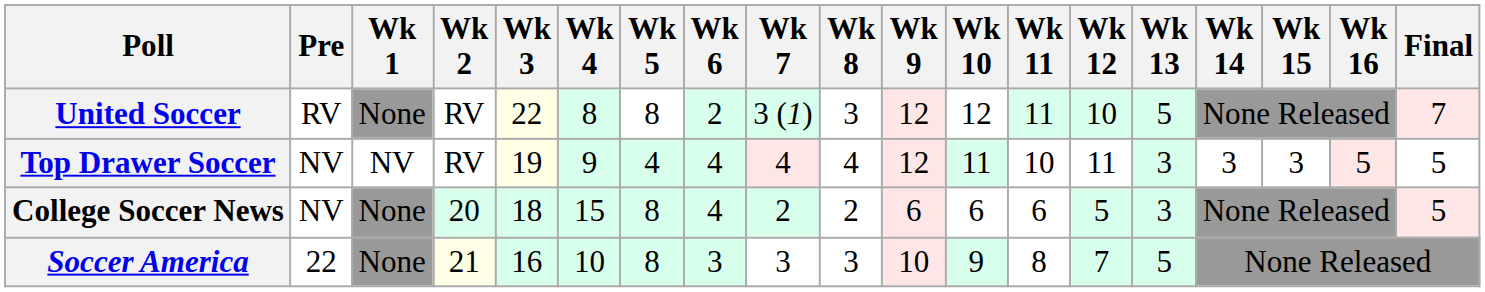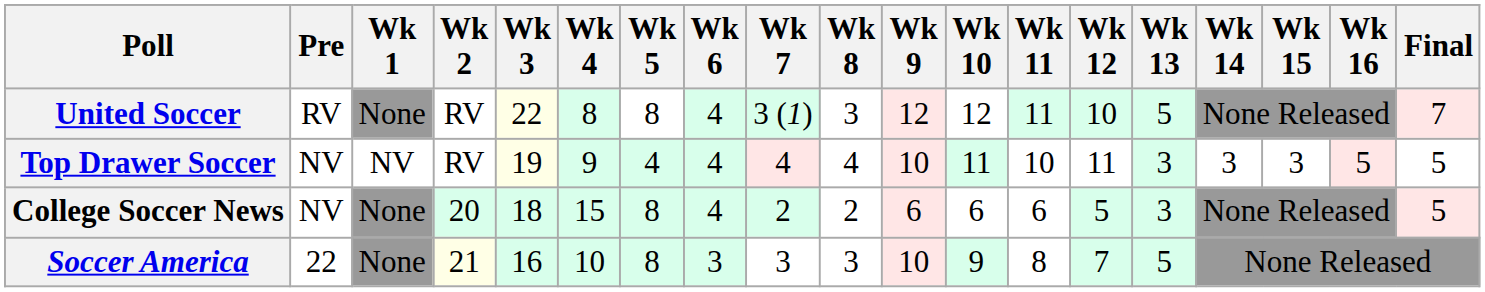(715, 113) 2 -> (715, 113) 4
(914, 162) 12 -> (914, 162) 10
